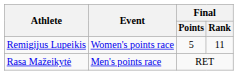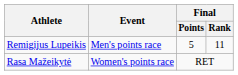(132, 45) Women's points race -> (126, 45) Men's points race
(126, 62) Men's points race -> (132, 62) Women's points race
